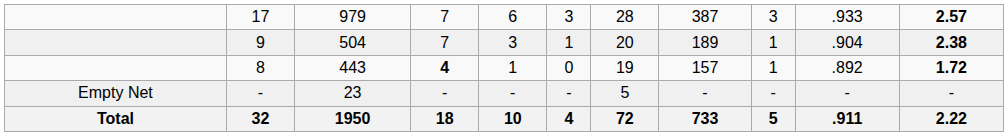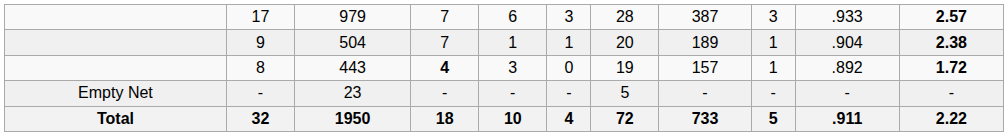(513, 42) 3 -> (513, 42) 1
(513, 67) 1 -> (513, 67) 3
